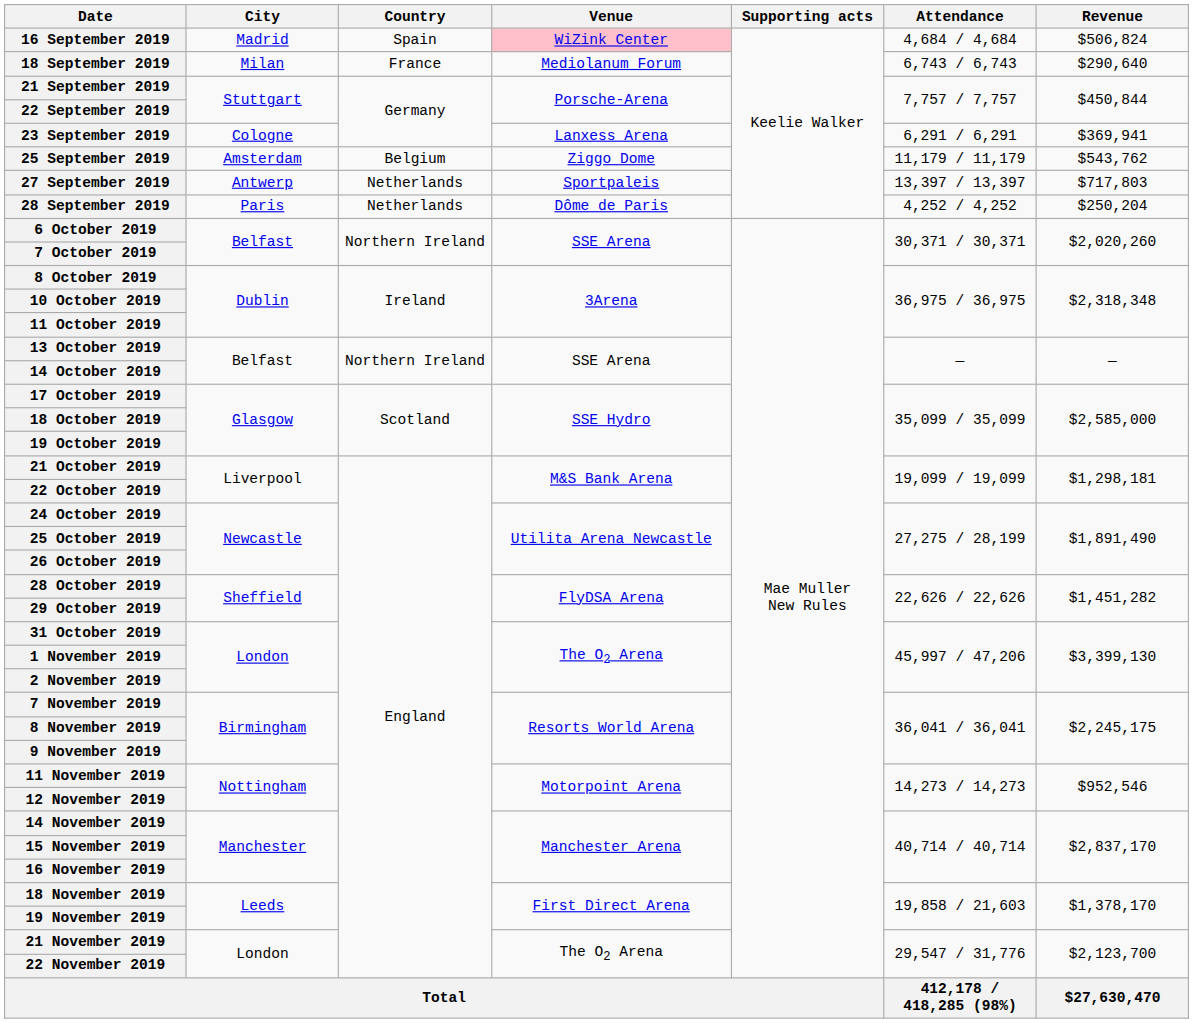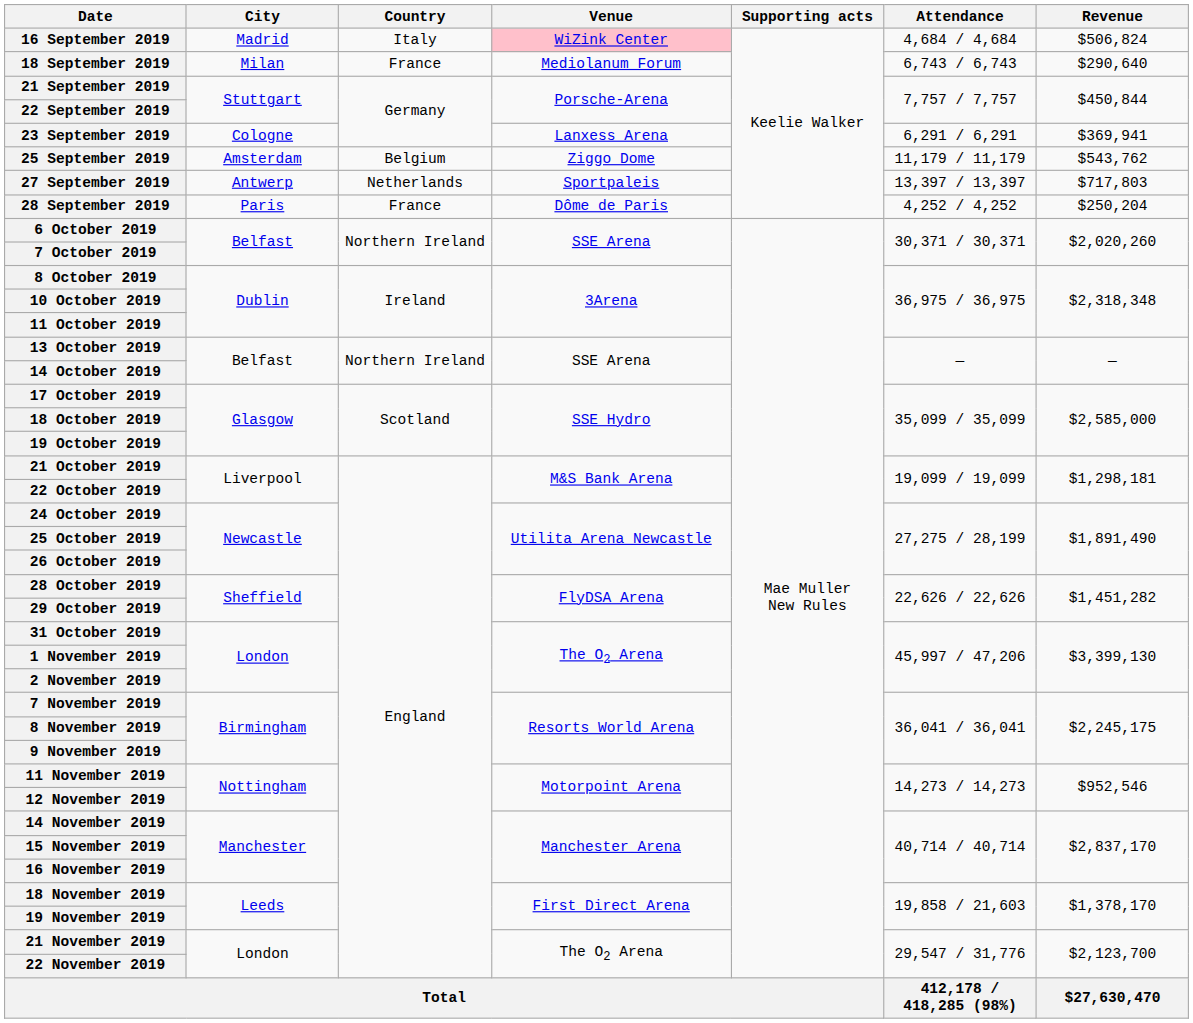(415, 40) Spain -> (415, 40) Italy
(415, 206) Netherlands -> (415, 206) France
